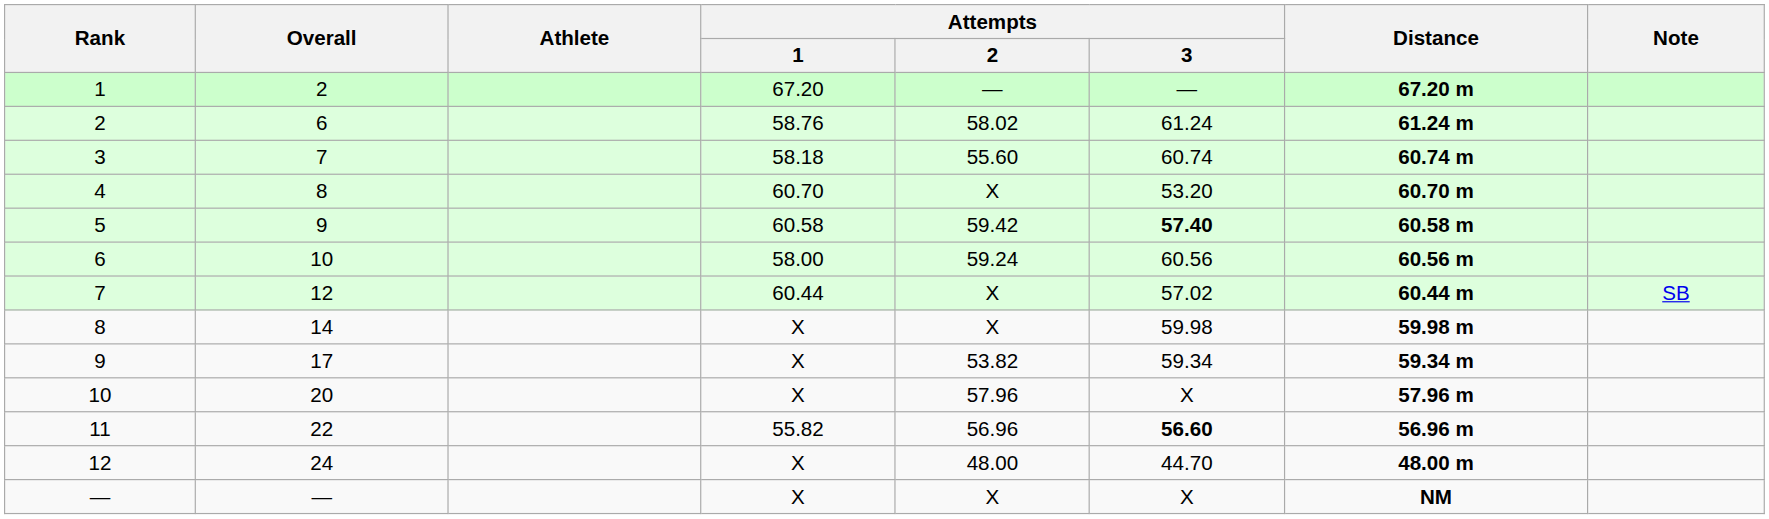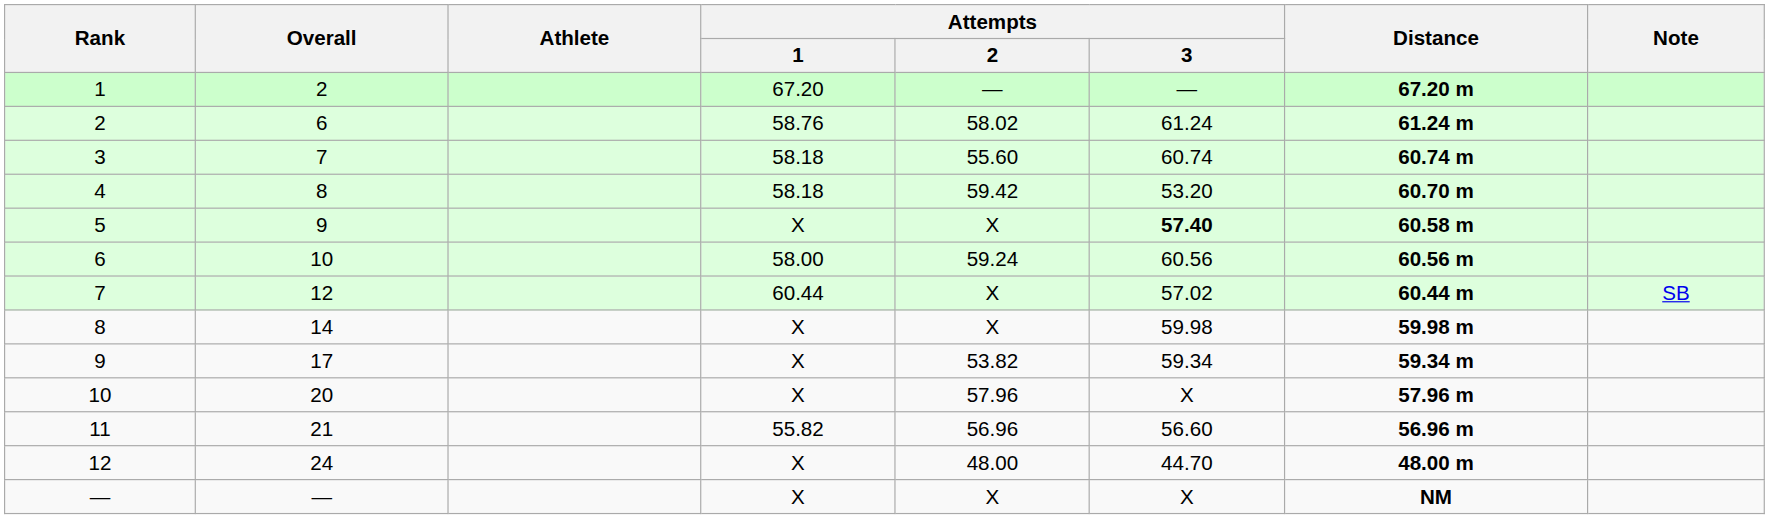(798, 190) 60.70 -> (798, 190) 58.18
(992, 190) X -> (992, 190) 59.42
(798, 224) 60.58 -> (798, 224) X
(992, 224) 59.42 -> (992, 224) X
(322, 428) 22 -> (322, 428) 21
(1187, 428) bold -> (1187, 428) normal
